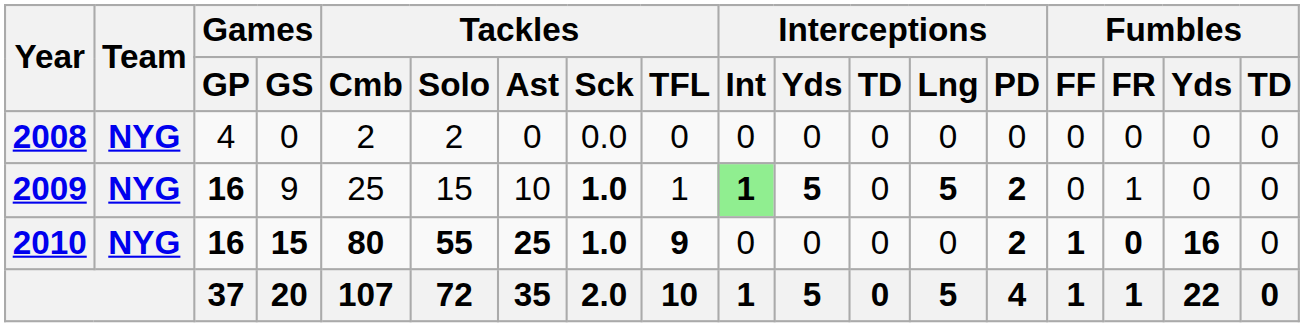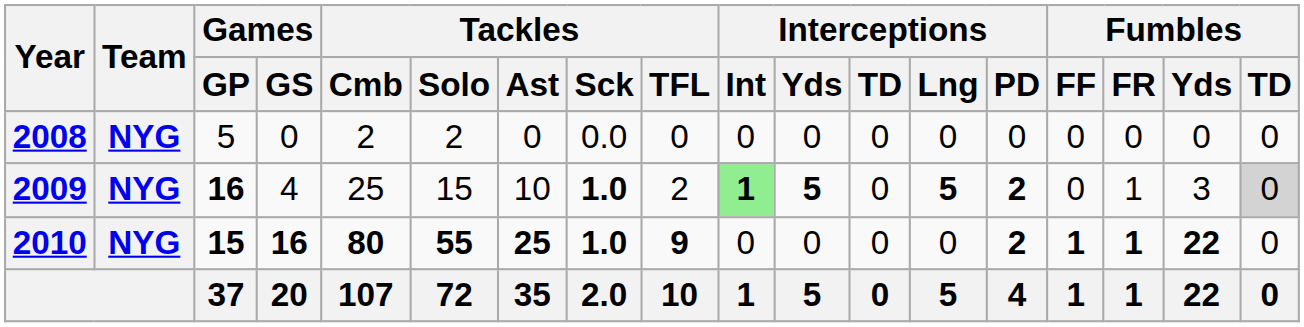(226, 136) 4 -> (226, 136) 5
(289, 189) 9 -> (289, 189) 4
(680, 189) 1 -> (680, 189) 2
(1202, 189) 0 -> (1202, 189) 3
(1270, 189) no background -> (1270, 189) lightgrey background
(226, 242) 16 -> (226, 242) 15
(289, 242) 15 -> (289, 242) 16
(1134, 242) 0 -> (1134, 242) 1
(1202, 242) 16 -> (1202, 242) 22
